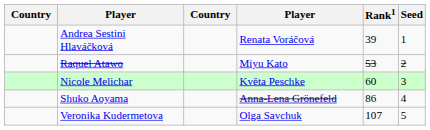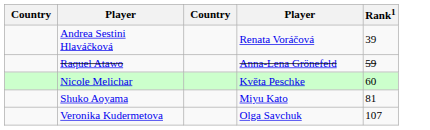- column: (412, 14)
(264, 63) Miyu Kato -> (288, 63) Anna-Lena Grönefeld
(371, 63) 53 -> (371, 63) 59
(288, 98) Anna-Lena Grönefeld -> (264, 98) Miyu Kato
(371, 98) 86 -> (371, 98) 81
